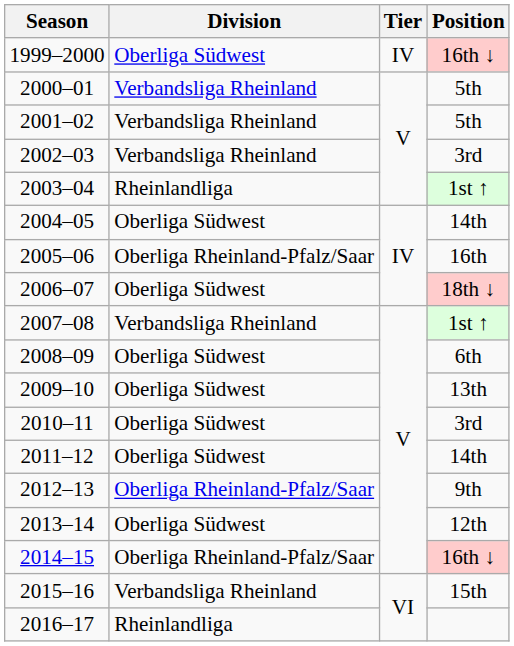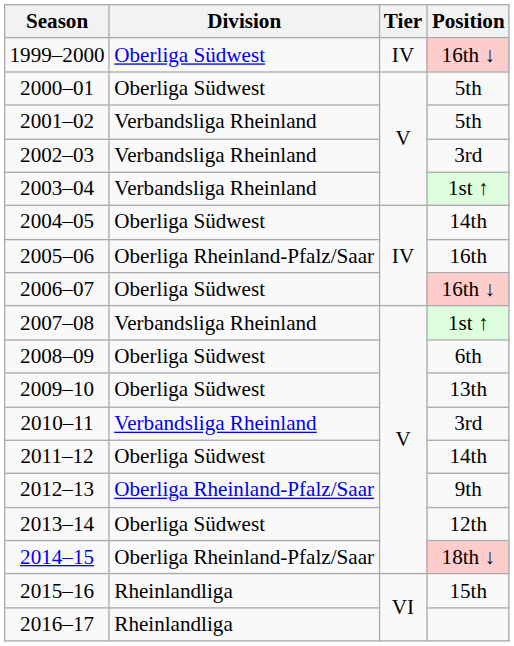(215, 88) Verbandsliga Rheinland -> (190, 88) Oberliga Südwest
(174, 188) Rheinlandliga -> (215, 188) Verbandsliga Rheinland
(468, 289) 18th ↓ -> (468, 289) 16th ↓
(190, 423) Oberliga Südwest -> (215, 423) Verbandsliga Rheinland
(468, 557) 16th ↓ -> (468, 557) 18th ↓
(215, 590) Verbandsliga Rheinland -> (174, 590) Rheinlandliga
